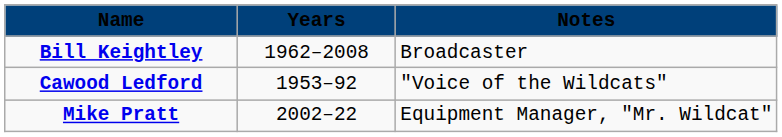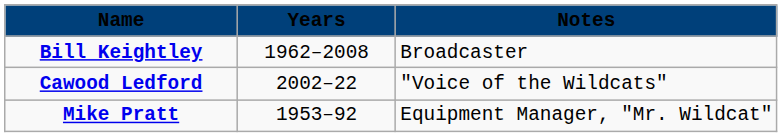(317, 84) 1953–92 -> (317, 84) 2002–22
(317, 115) 2002–22 -> (317, 115) 1953–92
